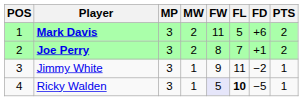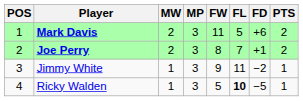columns swapped: (169, 13) <-> (194, 13)
(218, 86) lavender background -> (218, 86) no background
